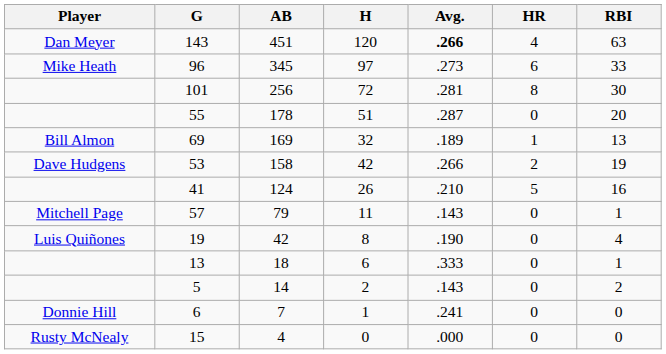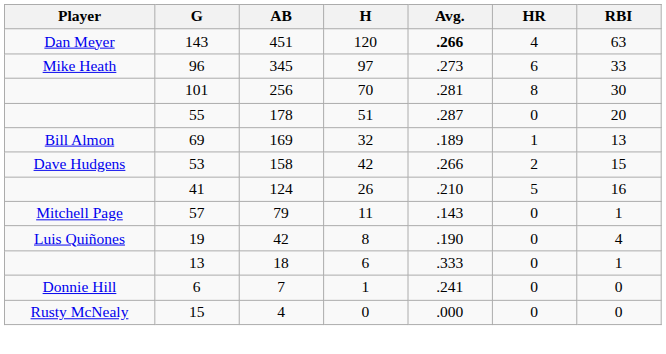(365, 90) 72 -> (365, 90) 70
(619, 164) 19 -> (619, 164) 15
- row: (281, 287)
